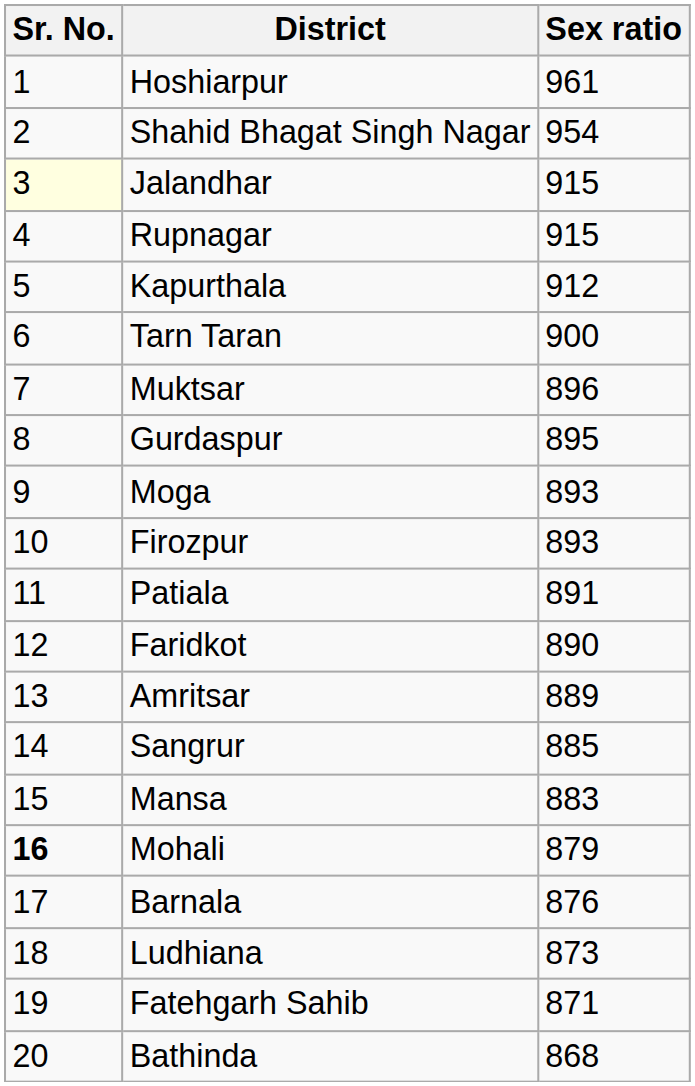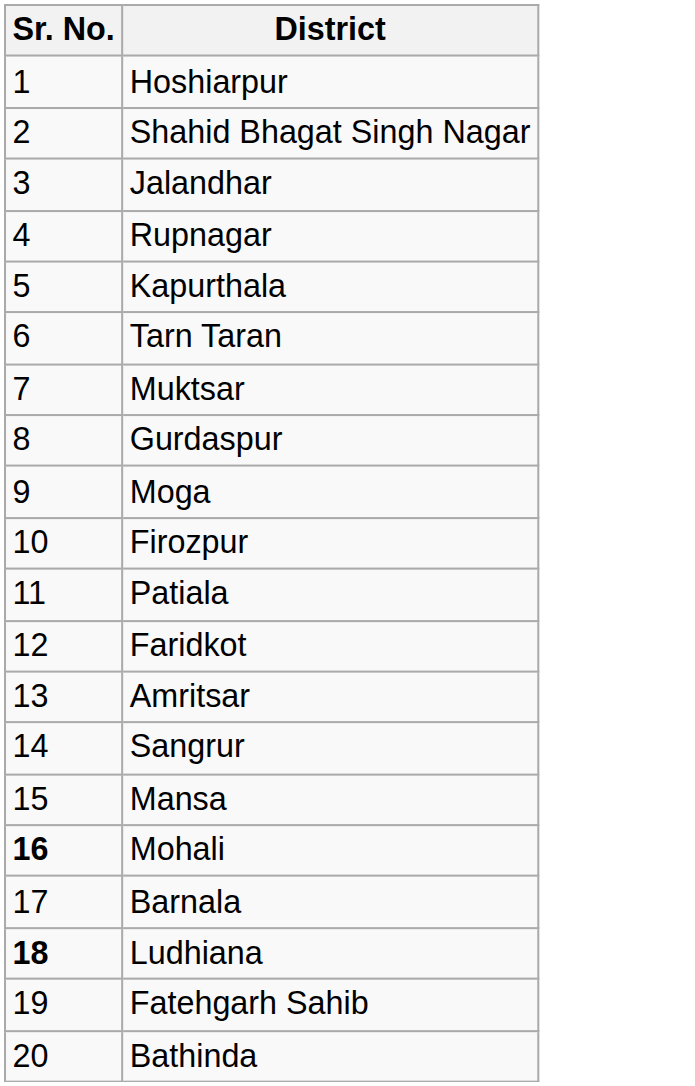- column: (614, 30)
(21, 183) lightyellow background -> (21, 183) no background
(30, 952) normal -> (30, 952) bold
